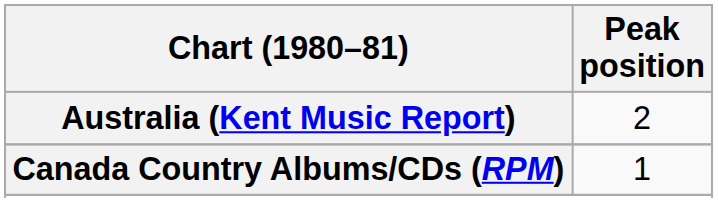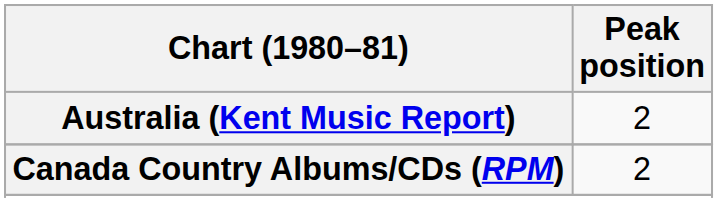(642, 169) 1 -> (642, 169) 2
